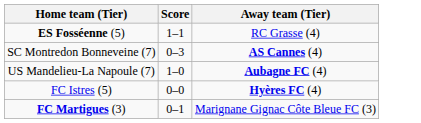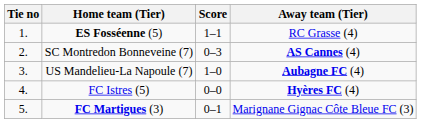+ column: (23, 14)
